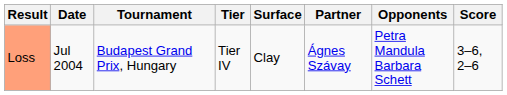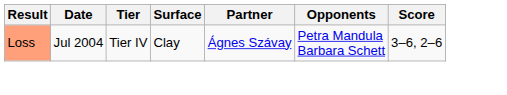- column: (154, 14)
